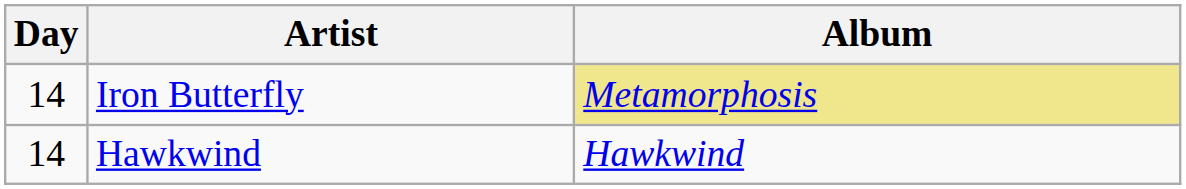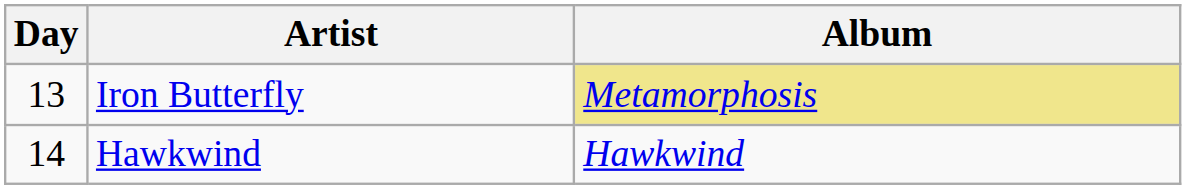(46, 93) 14 -> (46, 93) 13
